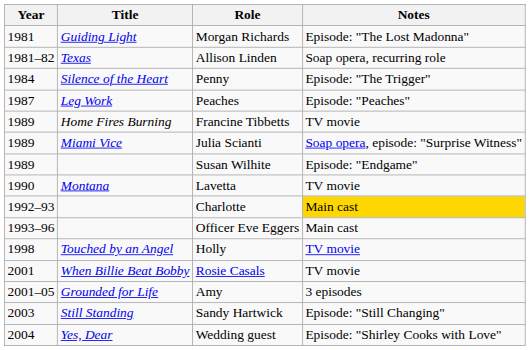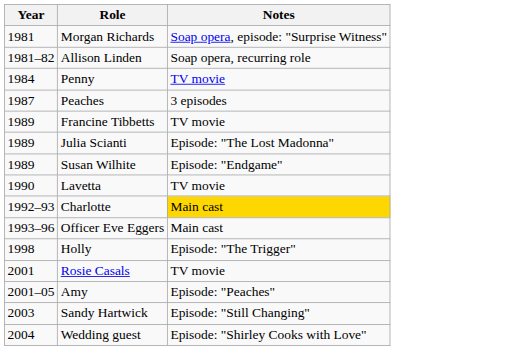- column: (125, 15)
(387, 36) Episode: "The Lost Madonna" -> (279, 36) Soap opera, episode: "Surprise Witness"
(368, 79) Episode: "The Trigger" -> (198, 79) TV movie
(358, 100) Episode: "Peaches" -> (199, 100) 3 episodes
(414, 143) Soap opera, episode: "Surprise Witness" -> (252, 143) Episode: "The Lost Madonna"
(333, 249) TV movie -> (233, 249) Episode: "The Trigger"
(334, 292) 3 episodes -> (223, 292) Episode: "Peaches"
